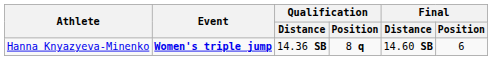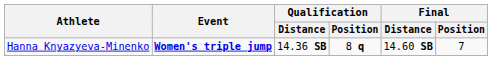(461, 46) 6 -> (461, 46) 7
